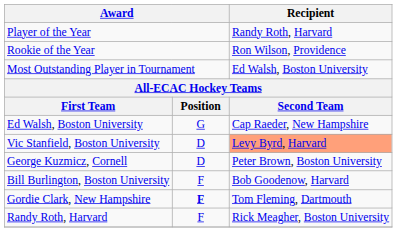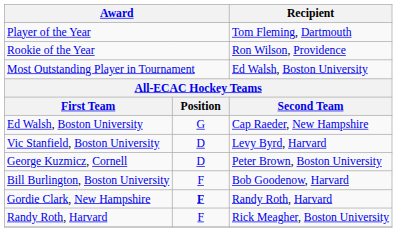(282, 32) Randy Roth, Harvard -> (292, 32) Tom Fleming, Dartmouth
(279, 143) lightsalmon background -> (279, 143) no background
(292, 198) Tom Fleming, Dartmouth -> (282, 198) Randy Roth, Harvard
